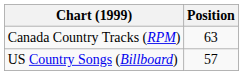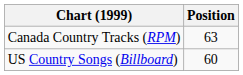(211, 59) 57 -> (211, 59) 60
